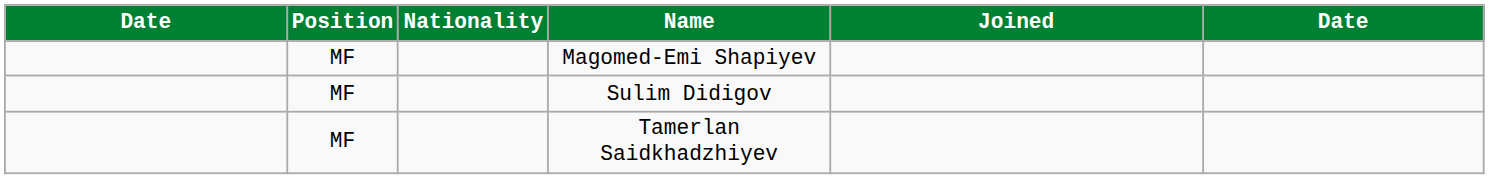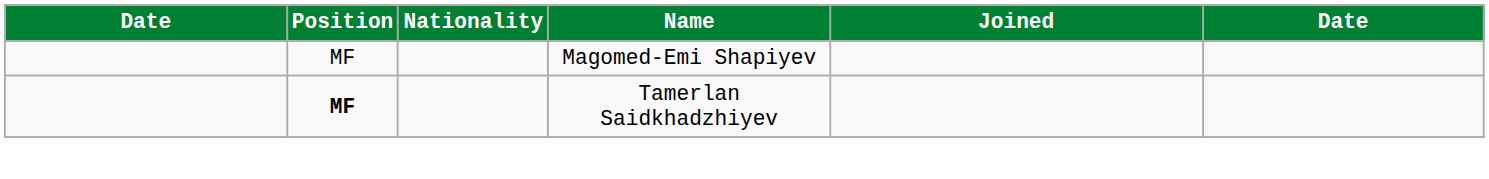- row: (689, 94)
(343, 142) normal -> (343, 106) bold
